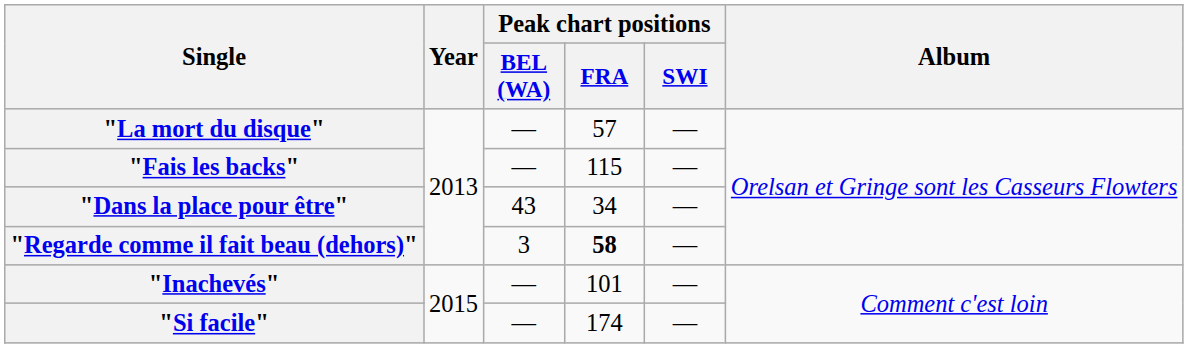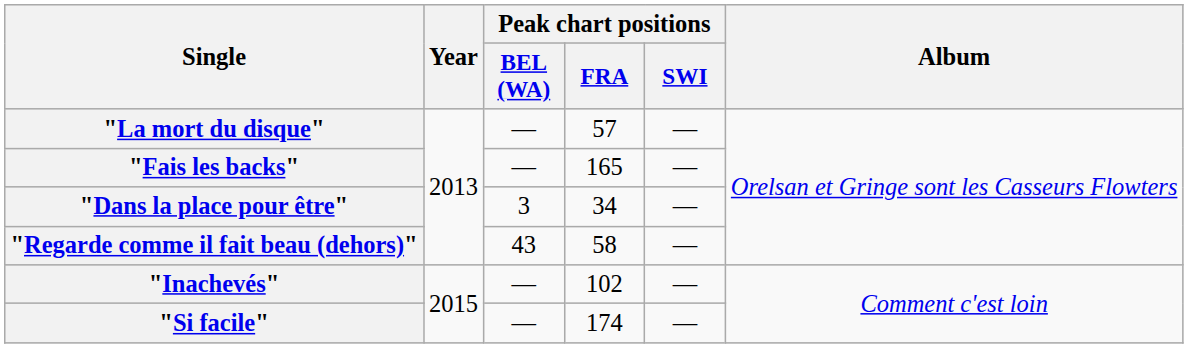(604, 167) 115 -> (604, 167) 165
(524, 206) 43 -> (524, 206) 3
(524, 245) 3 -> (524, 245) 43
(604, 245) bold -> (604, 245) normal
(604, 283) 101 -> (604, 283) 102
